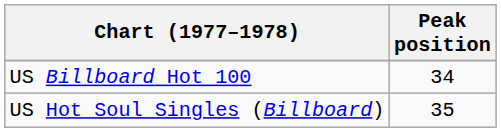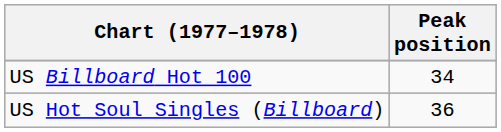(442, 110) 35 -> (442, 110) 36
